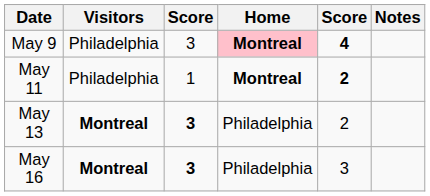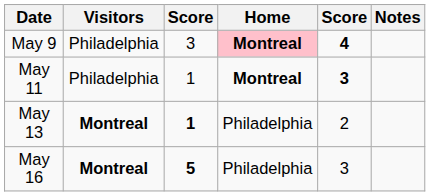(344, 79) 2 -> (344, 79) 3
(191, 123) 3 -> (191, 123) 1
(191, 168) 3 -> (191, 168) 5
